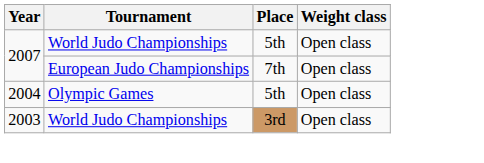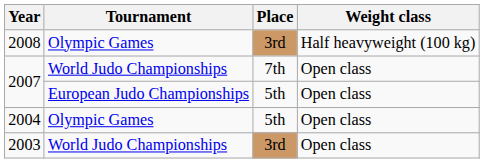+ row: (24, 42)
(275, 42) 5th -> (275, 68) 7th
(275, 68) 7th -> (275, 94) 5th
